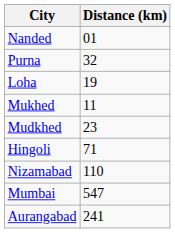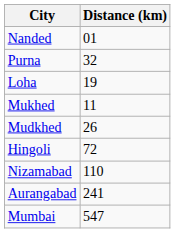(90, 127) 23 -> (90, 127) 26
(90, 149) 71 -> (90, 149) 72
rows swapped: (42, 216) <-> (32, 194)
